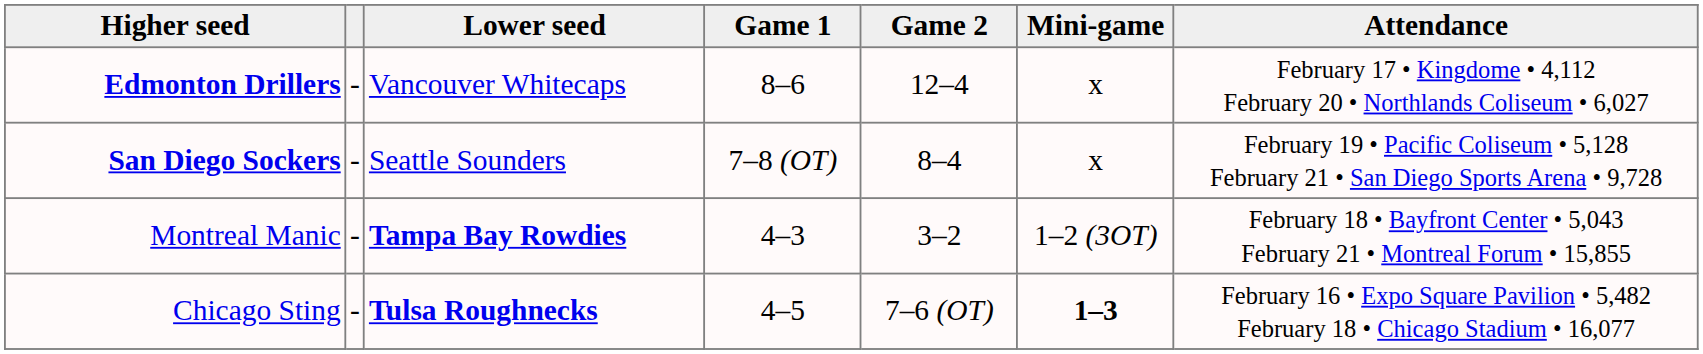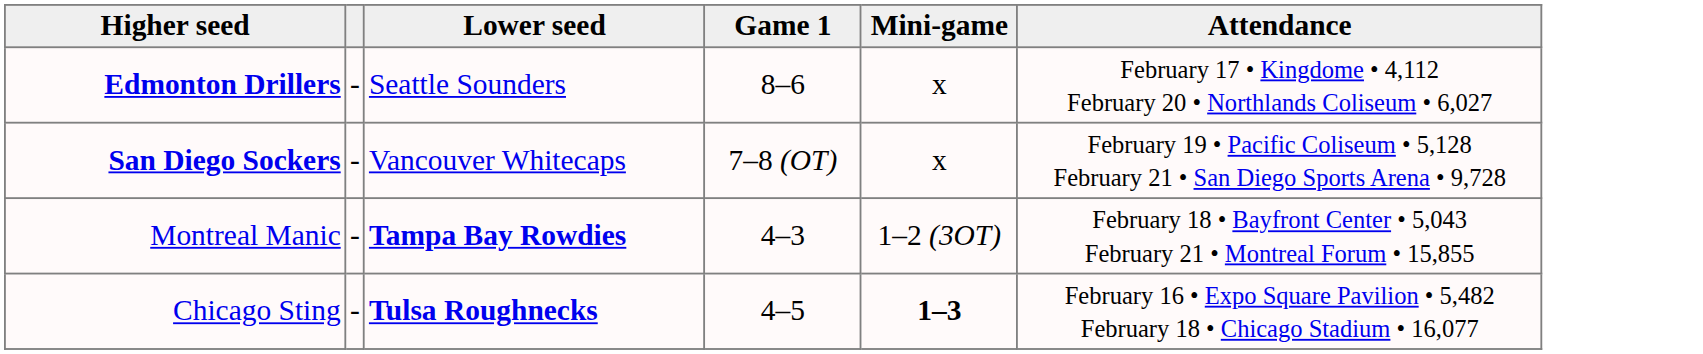- column: (939, 25)
(497, 84) Vancouver Whitecaps -> (467, 84) Seattle Sounders
(467, 159) Seattle Sounders -> (497, 159) Vancouver Whitecaps
